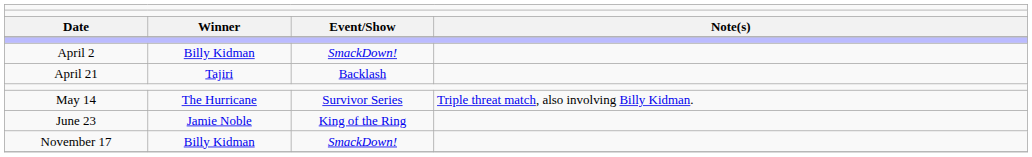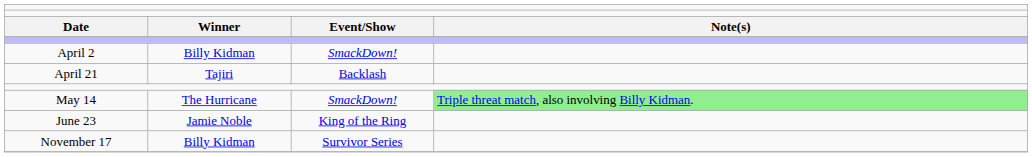(362, 100) Survivor Series -> (362, 100) SmackDown!
(565, 100) no background -> (565, 100) lightgreen background
(362, 141) SmackDown! -> (362, 141) Survivor Series
